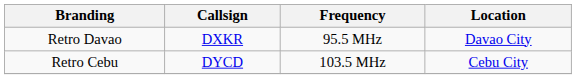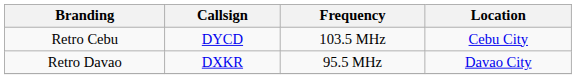rows swapped: (85, 39) <-> (85, 62)
